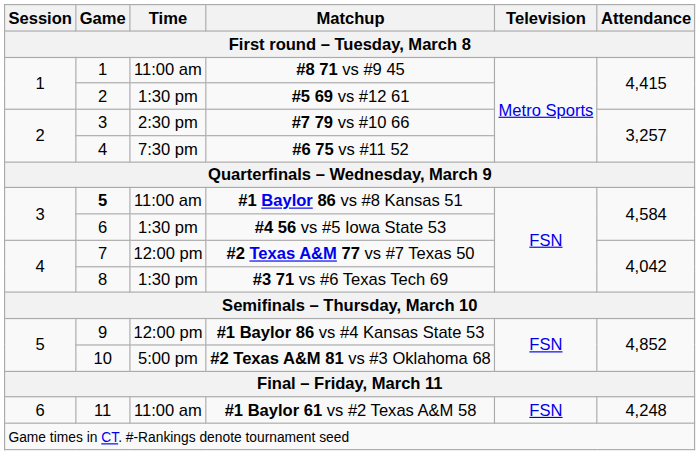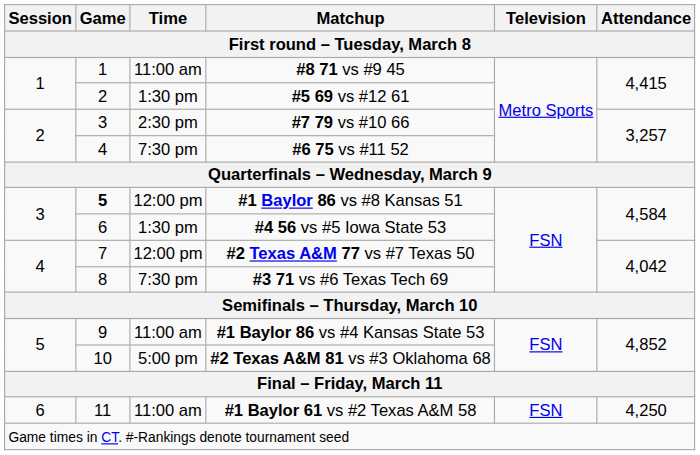(168, 201) 11:00 am -> (168, 201) 12:00 pm
(168, 280) 1:30 pm -> (168, 280) 7:30 pm
(168, 332) 12:00 pm -> (168, 332) 11:00 am
(646, 410) 4,248 -> (646, 410) 4,250
